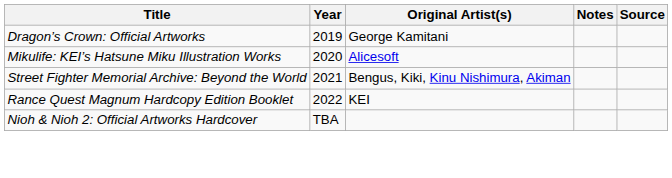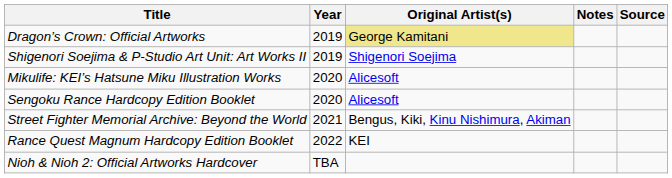(398, 36) no background -> (398, 36) khaki background
+ row: (157, 57)
+ row: (131, 99)
